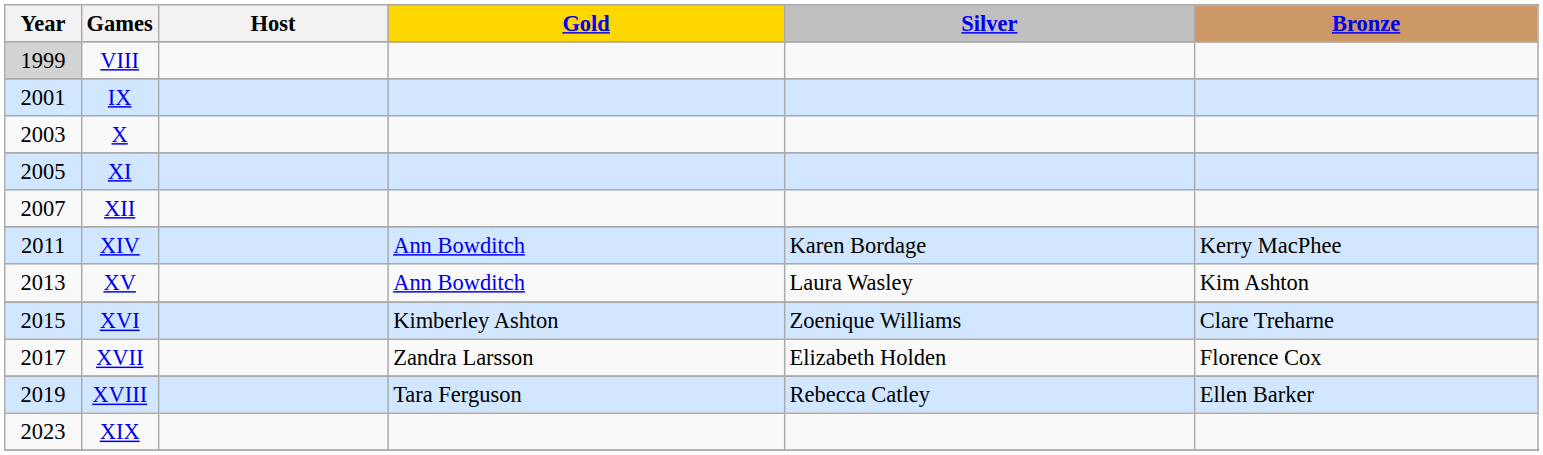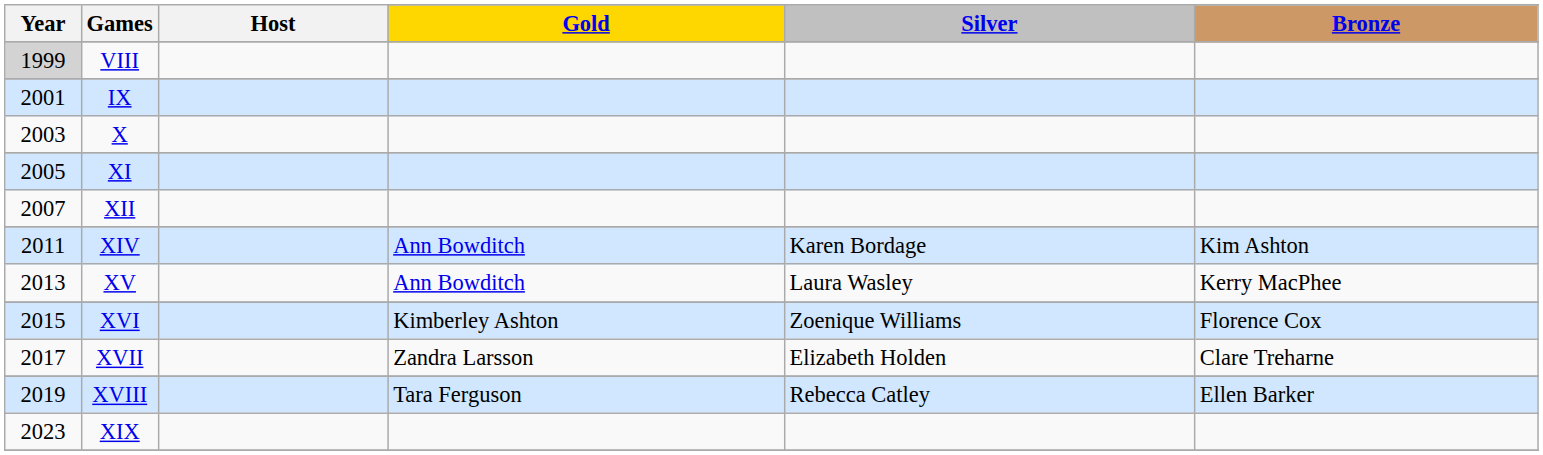(1271, 245) Kerry MacPhee -> (1254, 245) Kim Ashton
(1254, 282) Kim Ashton -> (1271, 282) Kerry MacPhee
(1267, 319) Clare Treharne -> (1261, 319) Florence Cox
(1261, 357) Florence Cox -> (1267, 357) Clare Treharne
